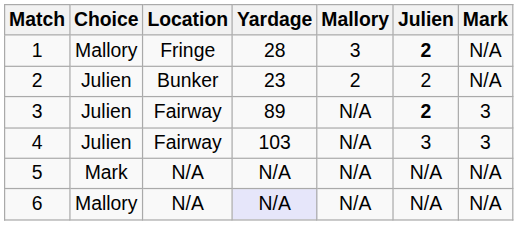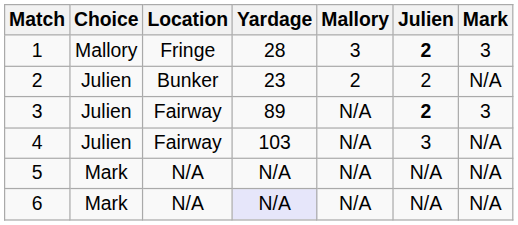(485, 50) N/A -> (485, 50) 3
(485, 142) 3 -> (485, 142) N/A
(106, 204) Mallory -> (106, 204) Mark
